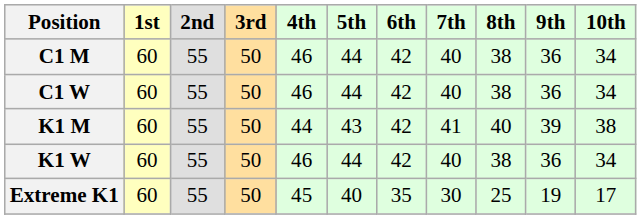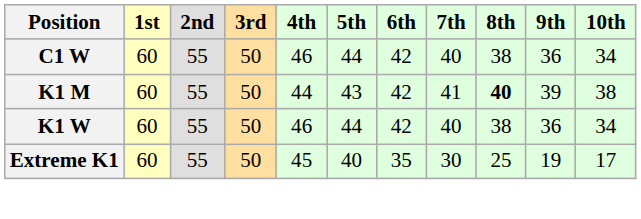- row: (64, 56)
(501, 125) normal -> (501, 91) bold
